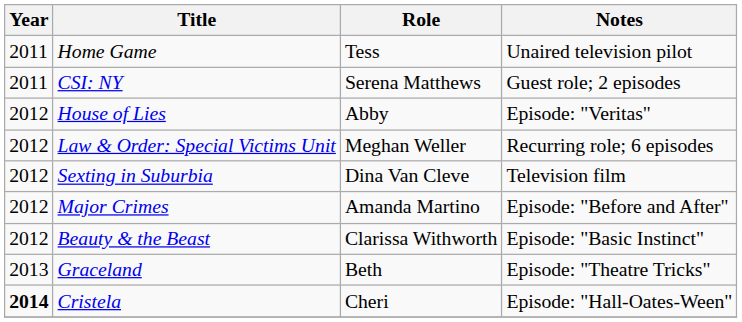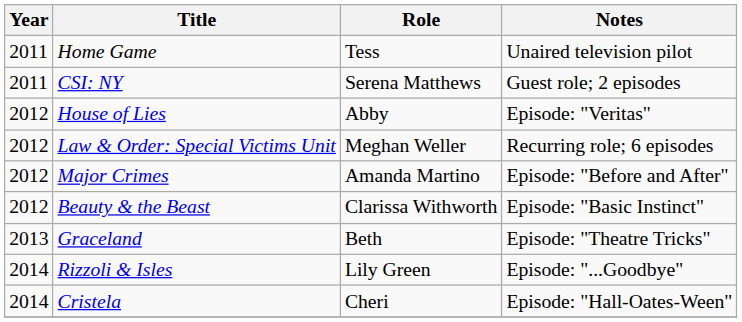- row: (135, 176)
+ row: (115, 269)
(29, 301) bold -> (29, 301) normal
